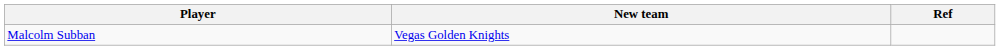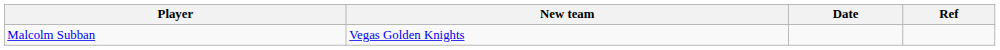+ column: (846, 14)
